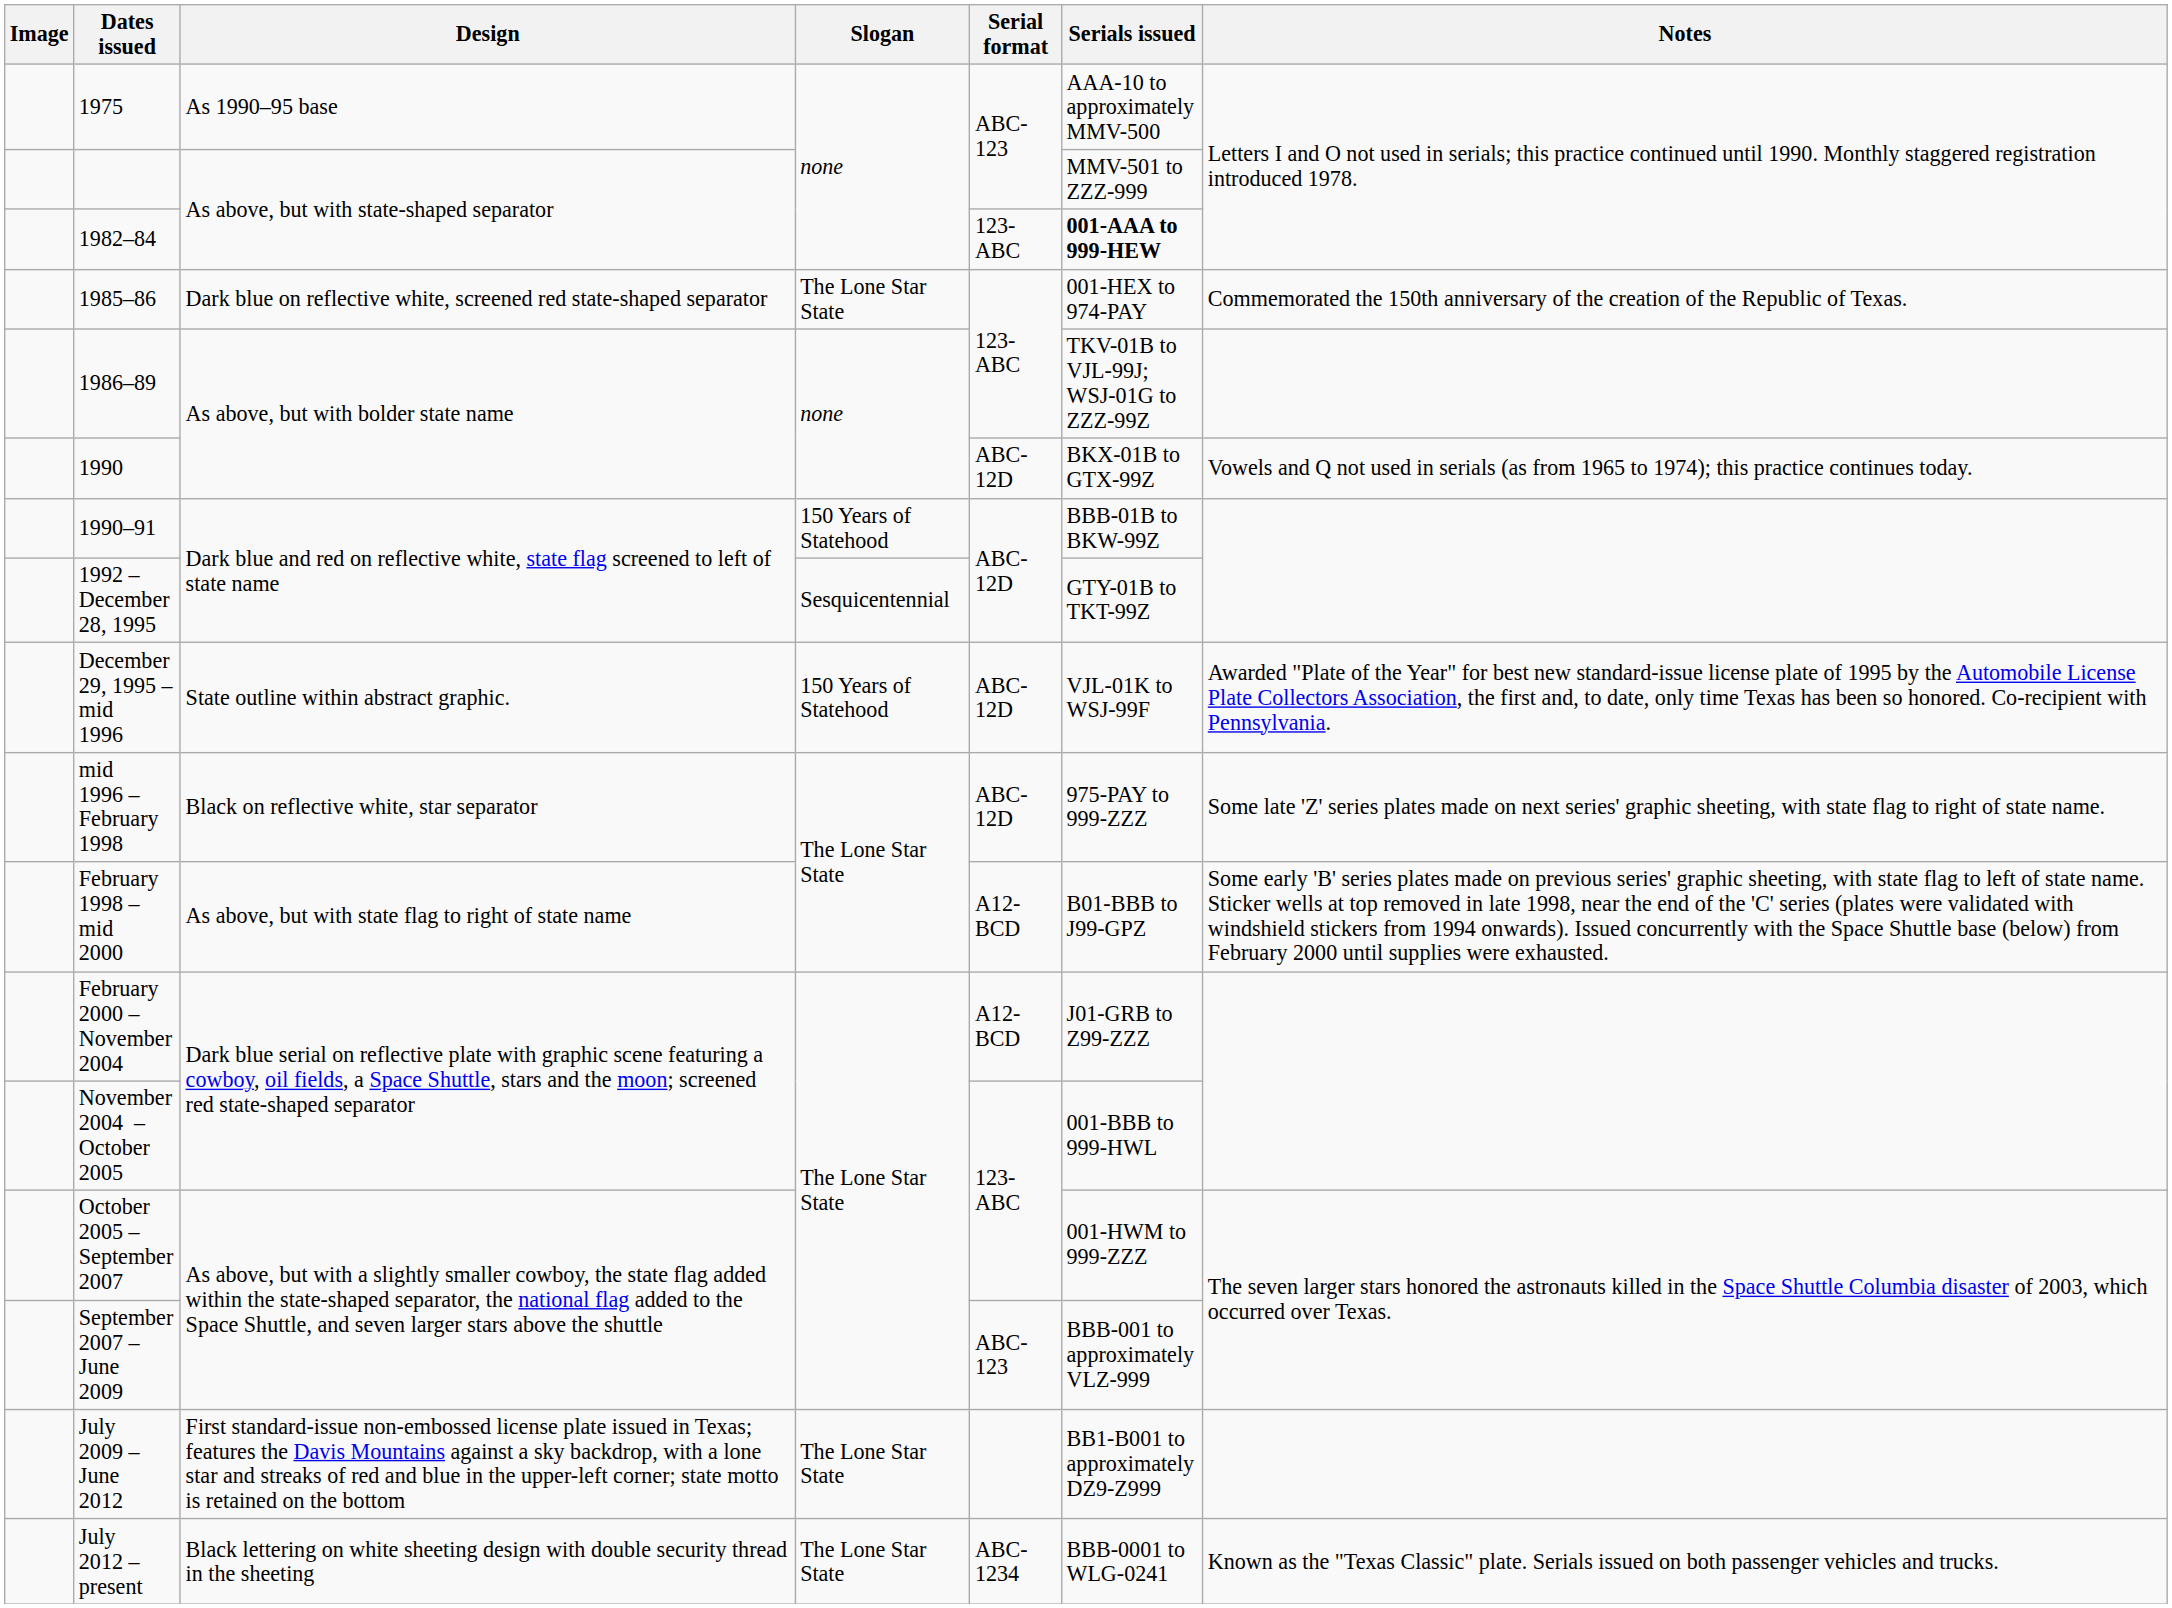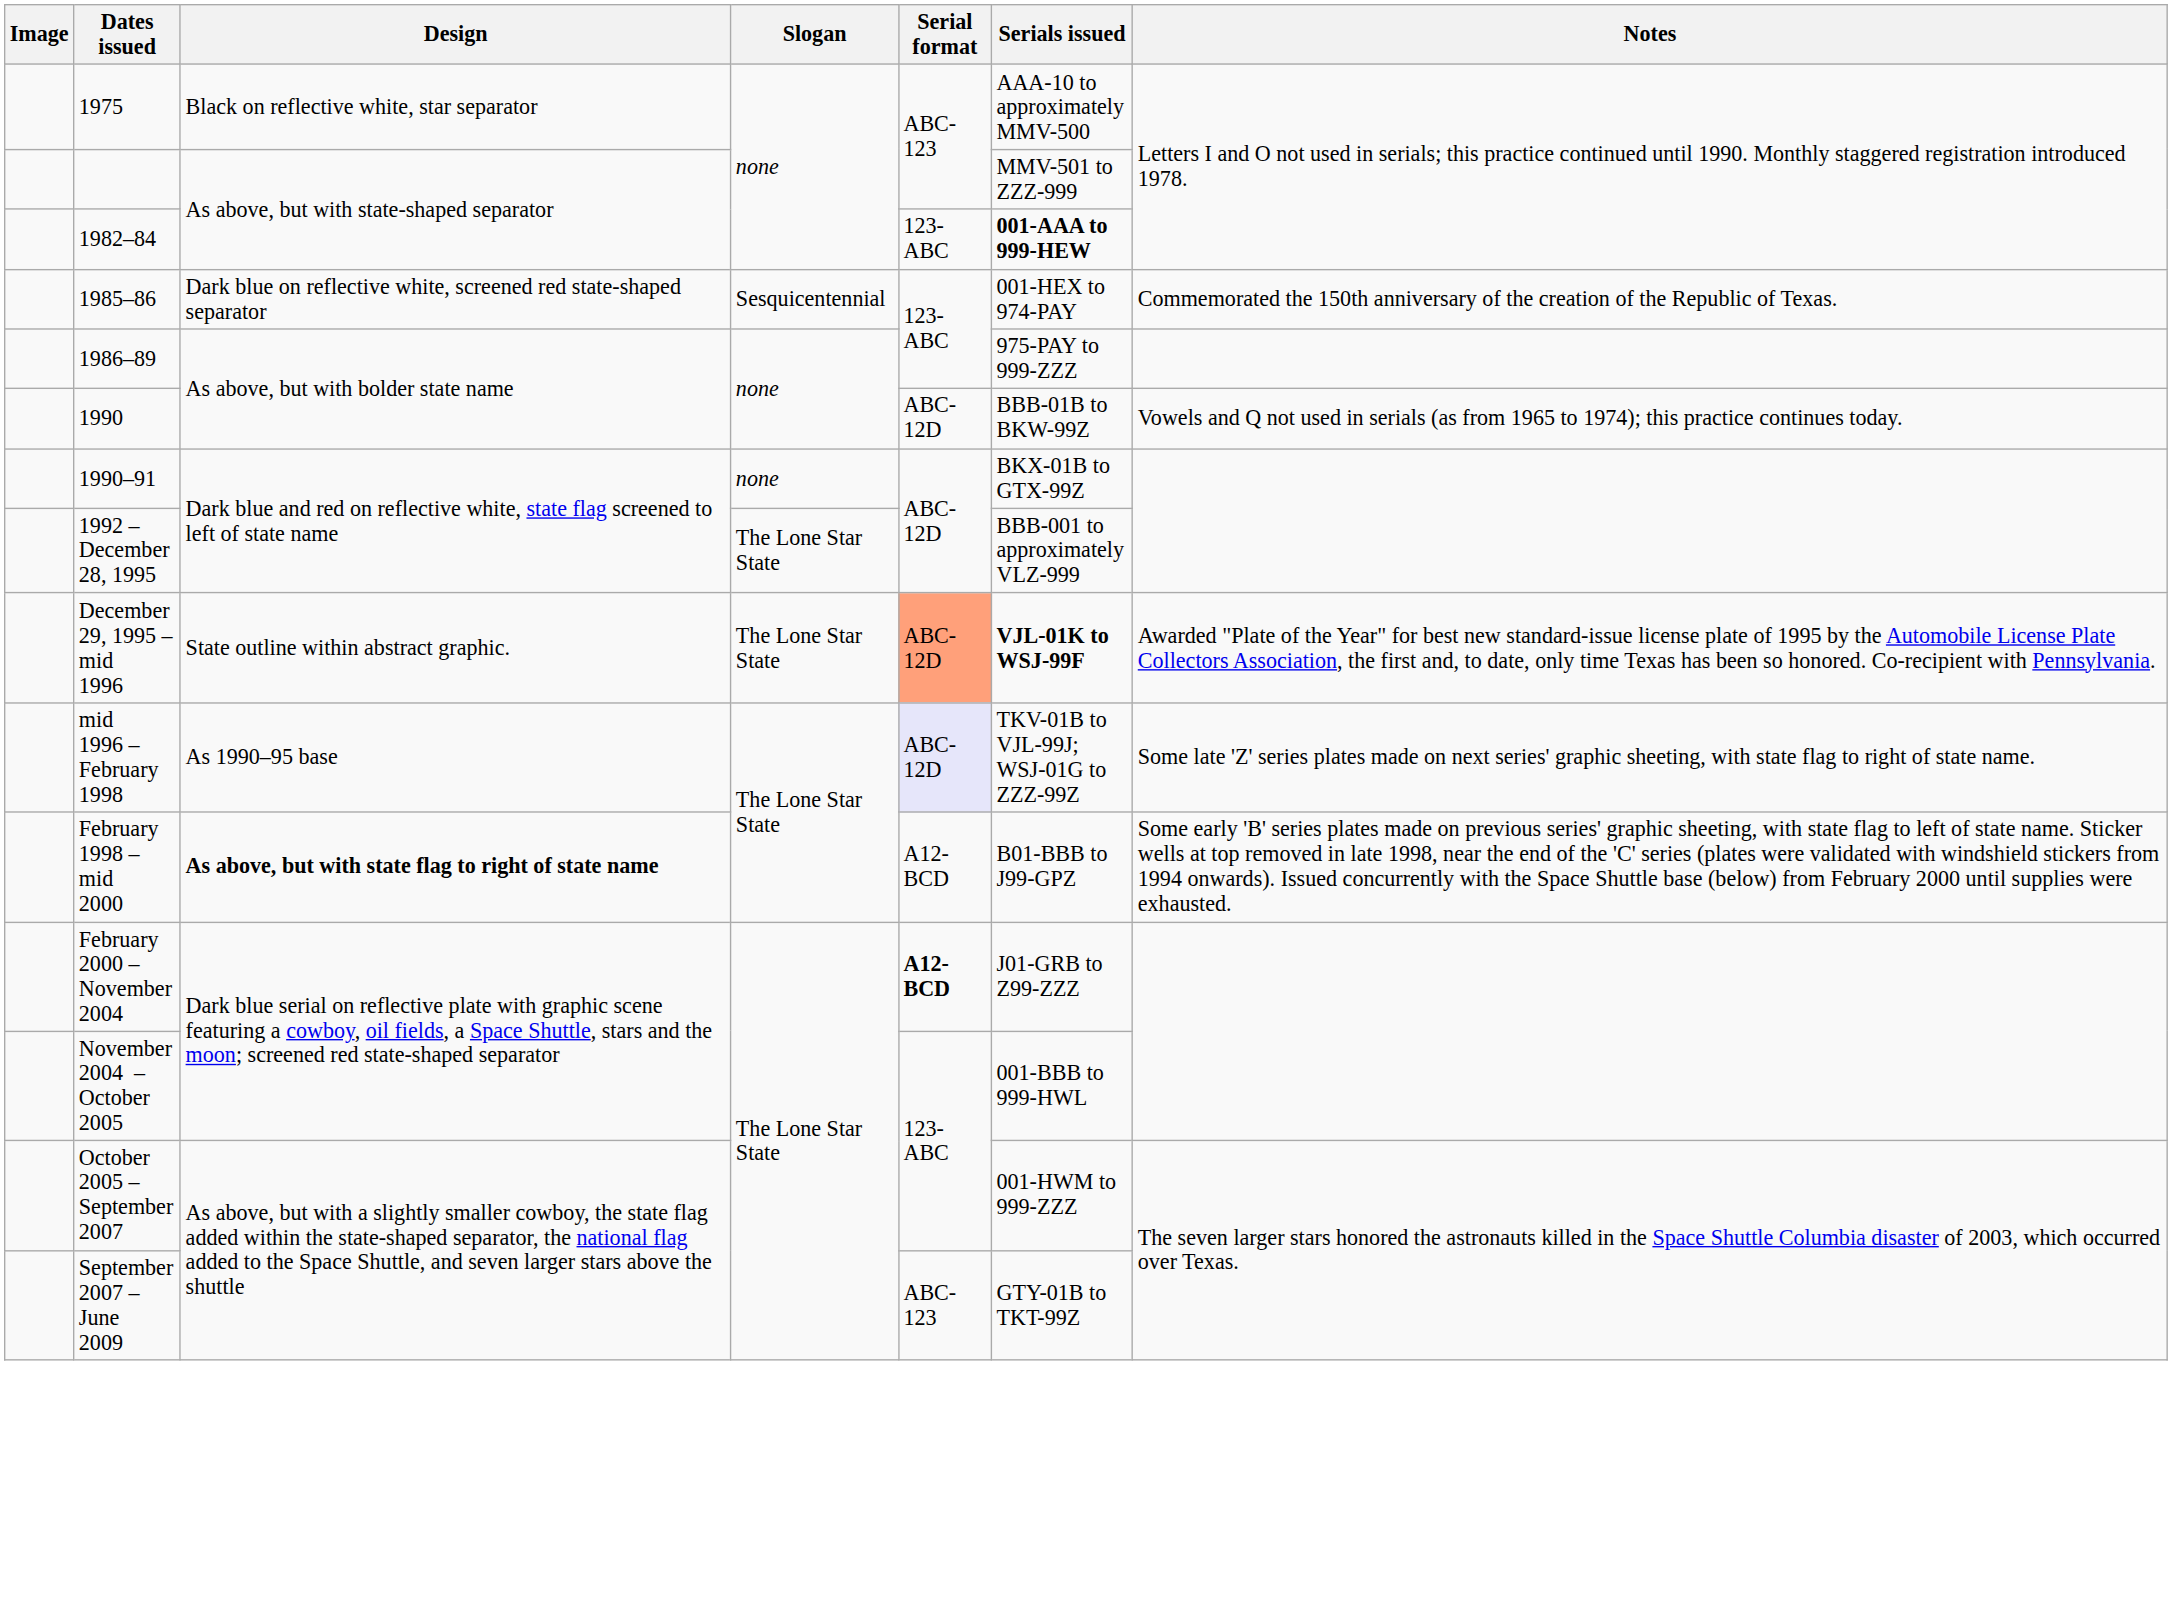(262, 106) As 1990–95 base -> (362, 106) Black on reflective white, star separator
(863, 298) The Lone Star State -> (811, 298) Sesquicentennial
(1122, 383) TKV-01B to VJL-99J; WSJ-01G to ZZZ-99Z -> (1048, 358) 975-PAY to 999-ZZZ
(1123, 468) BKX-01B to GTX-99Z -> (1052, 418) BBB-01B to BKW-99Z
(856, 527) 150 Years of Statehood -> (757, 478) none
(1122, 527) BBB-01B to BKW-99Z -> (1053, 478) BKX-01B to GTX-99Z
(875, 600) Sesquicentennial -> (799, 550) The Lone Star State
(1121, 600) GTY-01B to TKT-99Z -> (1060, 550) BBB-001 to approximately VLZ-999
(856, 697) 150 Years of Statehood -> (799, 647) The Lone Star State
(1001, 697) no background -> (930, 647) lightsalmon background
(1120, 697) normal -> (1053, 647) bold
(362, 806) Black on reflective white, star separator -> (262, 757) As 1990–95 base
(1001, 806) no background -> (930, 757) lavender background
(1118, 806) 975-PAY to 999-ZZZ -> (1052, 757) TKV-01B to VJL-99J; WSJ-01G to ZZZ-99Z
(408, 916) normal -> (422, 866) bold
(998, 1025) normal -> (927, 976) bold
(1130, 1354) BBB-001 to approximately VLZ-999 -> (1051, 1304) GTY-01B to TKT-99Z
- row: (109, 1464)
- row: (111, 1561)
